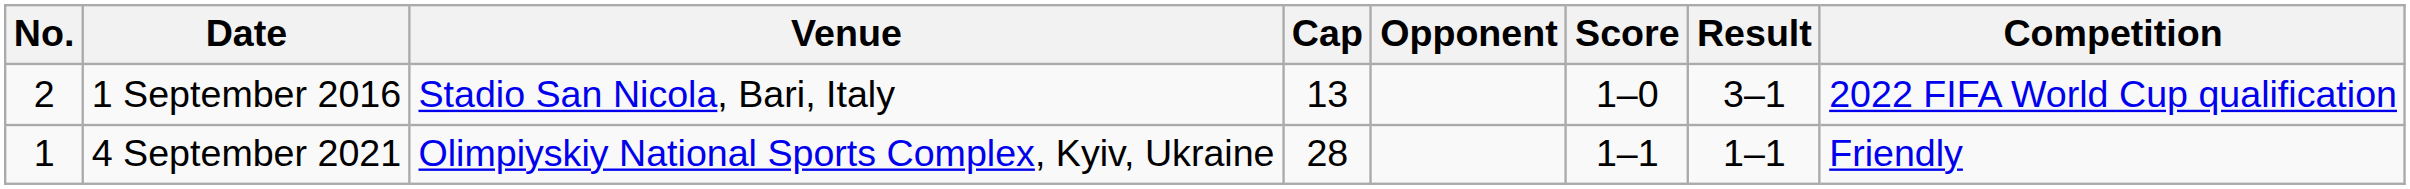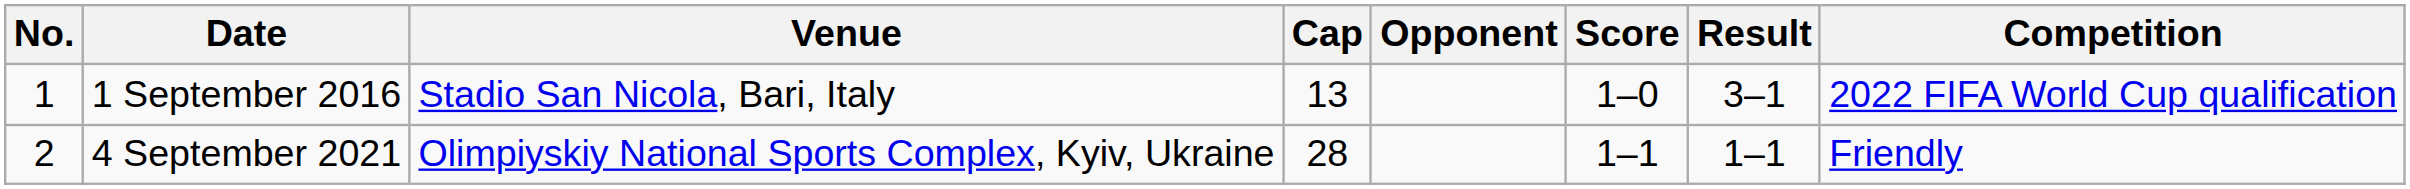(44, 93) 2 -> (44, 93) 1
(44, 153) 1 -> (44, 153) 2
